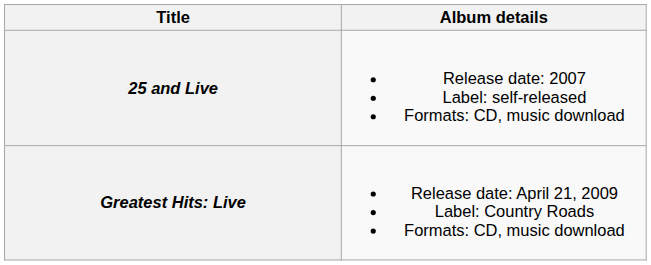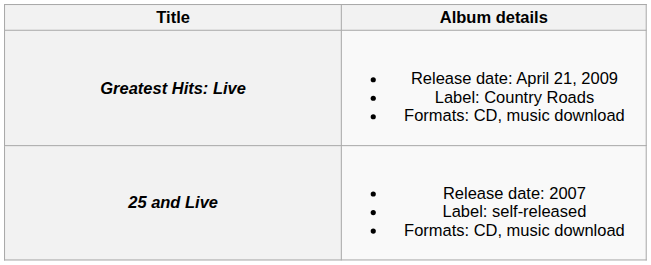rows swapped: (173, 87) <-> (173, 202)
